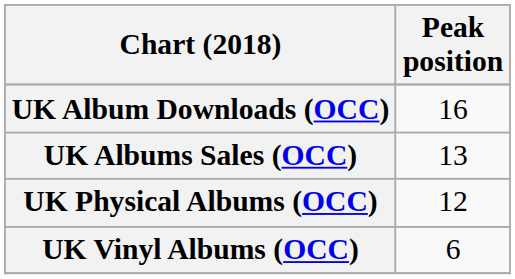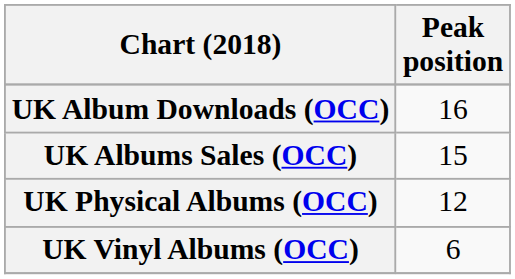(453, 155) 13 -> (453, 155) 15
